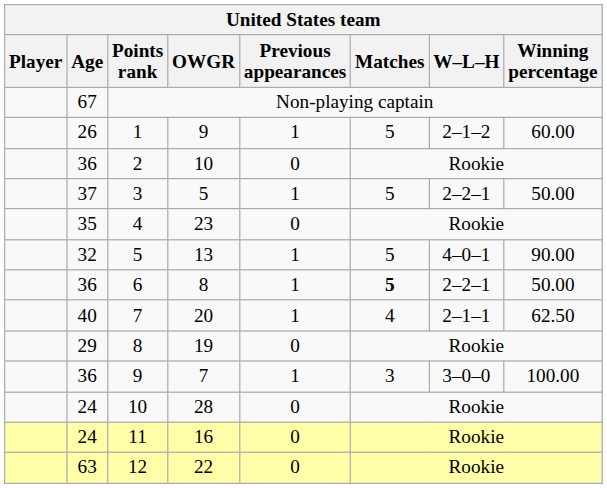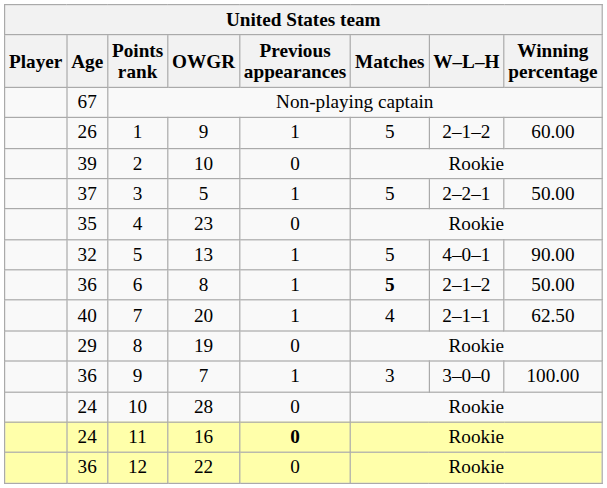(87, 163) 36 -> (87, 163) 39
(466, 284) 2–2–1 -> (466, 284) 2–1–2
(295, 437) normal -> (295, 437) bold
(87, 467) 63 -> (87, 467) 36
